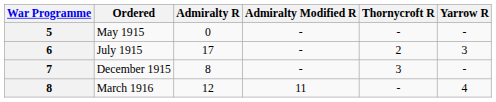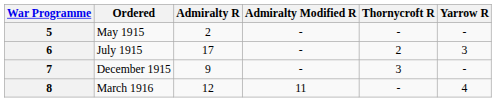(208, 32) 0 -> (208, 32) 2
(208, 69) 8 -> (208, 69) 9
